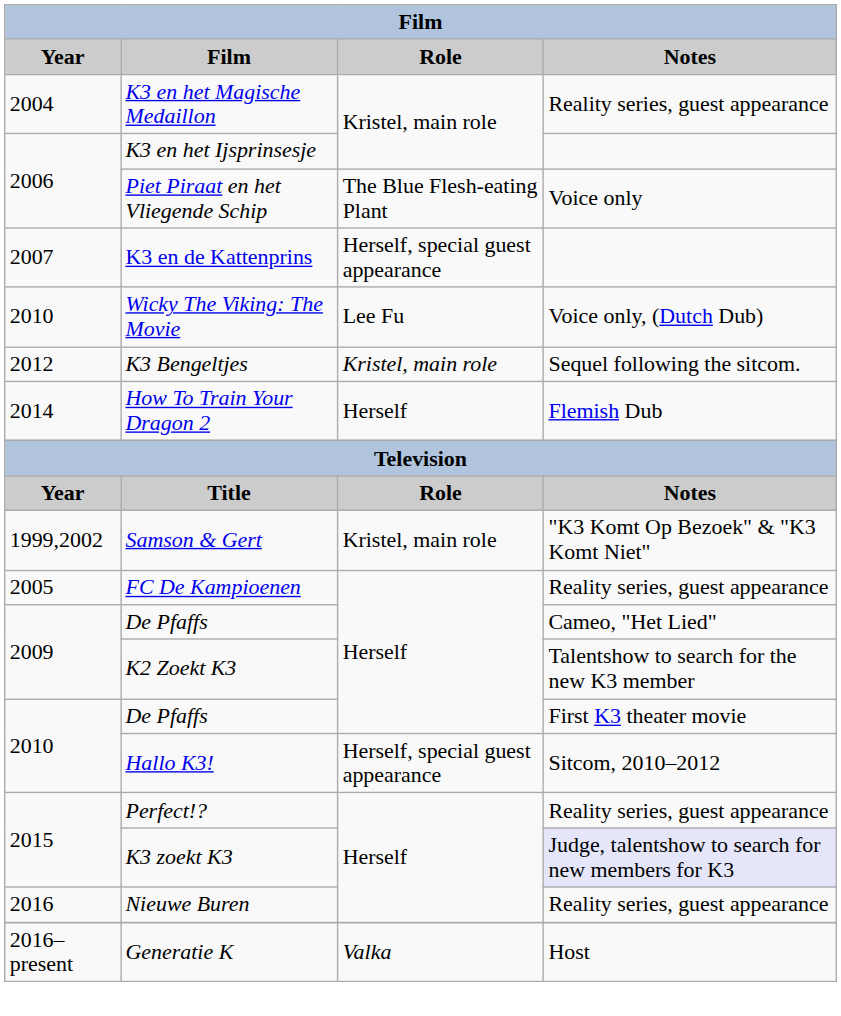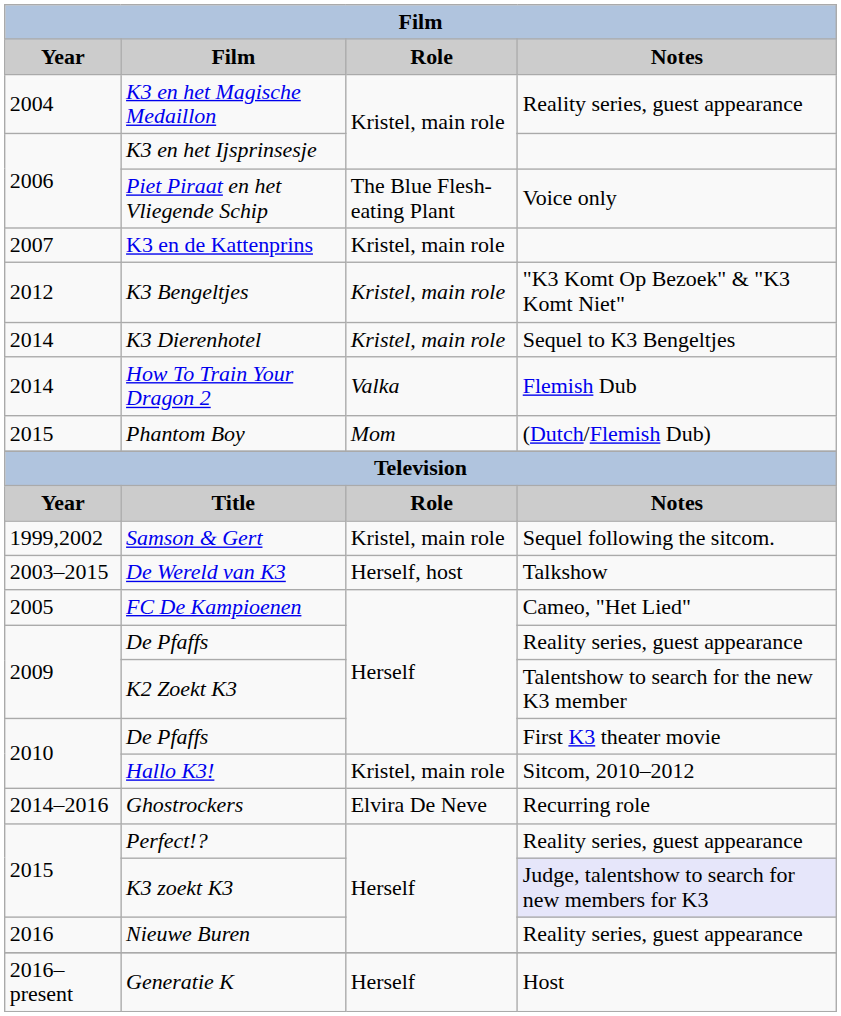(437, 257) Herself, special guest appearance -> (428, 245) Kristel, main role
- row: (32, 316)
(674, 363) Sequel following the sitcom. -> (656, 292) "K3 Komt Op Bezoek" & "K3 Komt Niet"
+ row: (32, 339)
(375, 410) Herself -> (375, 386) Valka
+ row: (32, 433)
(682, 539) "K3 Komt Op Bezoek" & "K3 Komt Niet" -> (649, 537) Sequel following the sitcom.
+ row: (59, 572)
(688, 587) Reality series, guest appearance -> (607, 607) Cameo, "Het Lied"
(633, 621) Cameo, "Het Lied" -> (663, 641) Reality series, guest appearance
(437, 763) Herself, special guest appearance -> (428, 770) Kristel, main role
+ row: (59, 805)
(367, 951) Valka -> (383, 981) Herself
